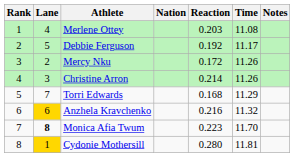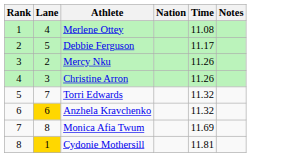- column: (210, 12)
(246, 95) 11.29 -> (202, 95) 11.32
(47, 128) bold -> (47, 128) normal
(246, 128) 11.70 -> (202, 128) 11.69
